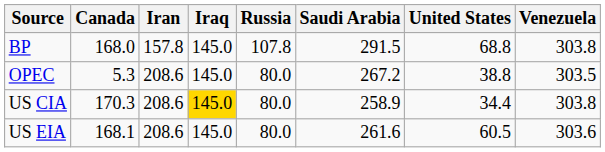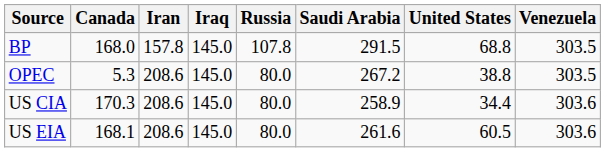(576, 47) 303.8 -> (576, 47) 303.5
(212, 103) gold background -> (212, 103) no background
(576, 103) 303.8 -> (576, 103) 303.6
